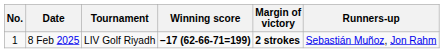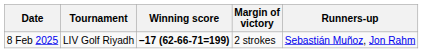- column: (15, 18)
(278, 40) bold -> (255, 40) normal
